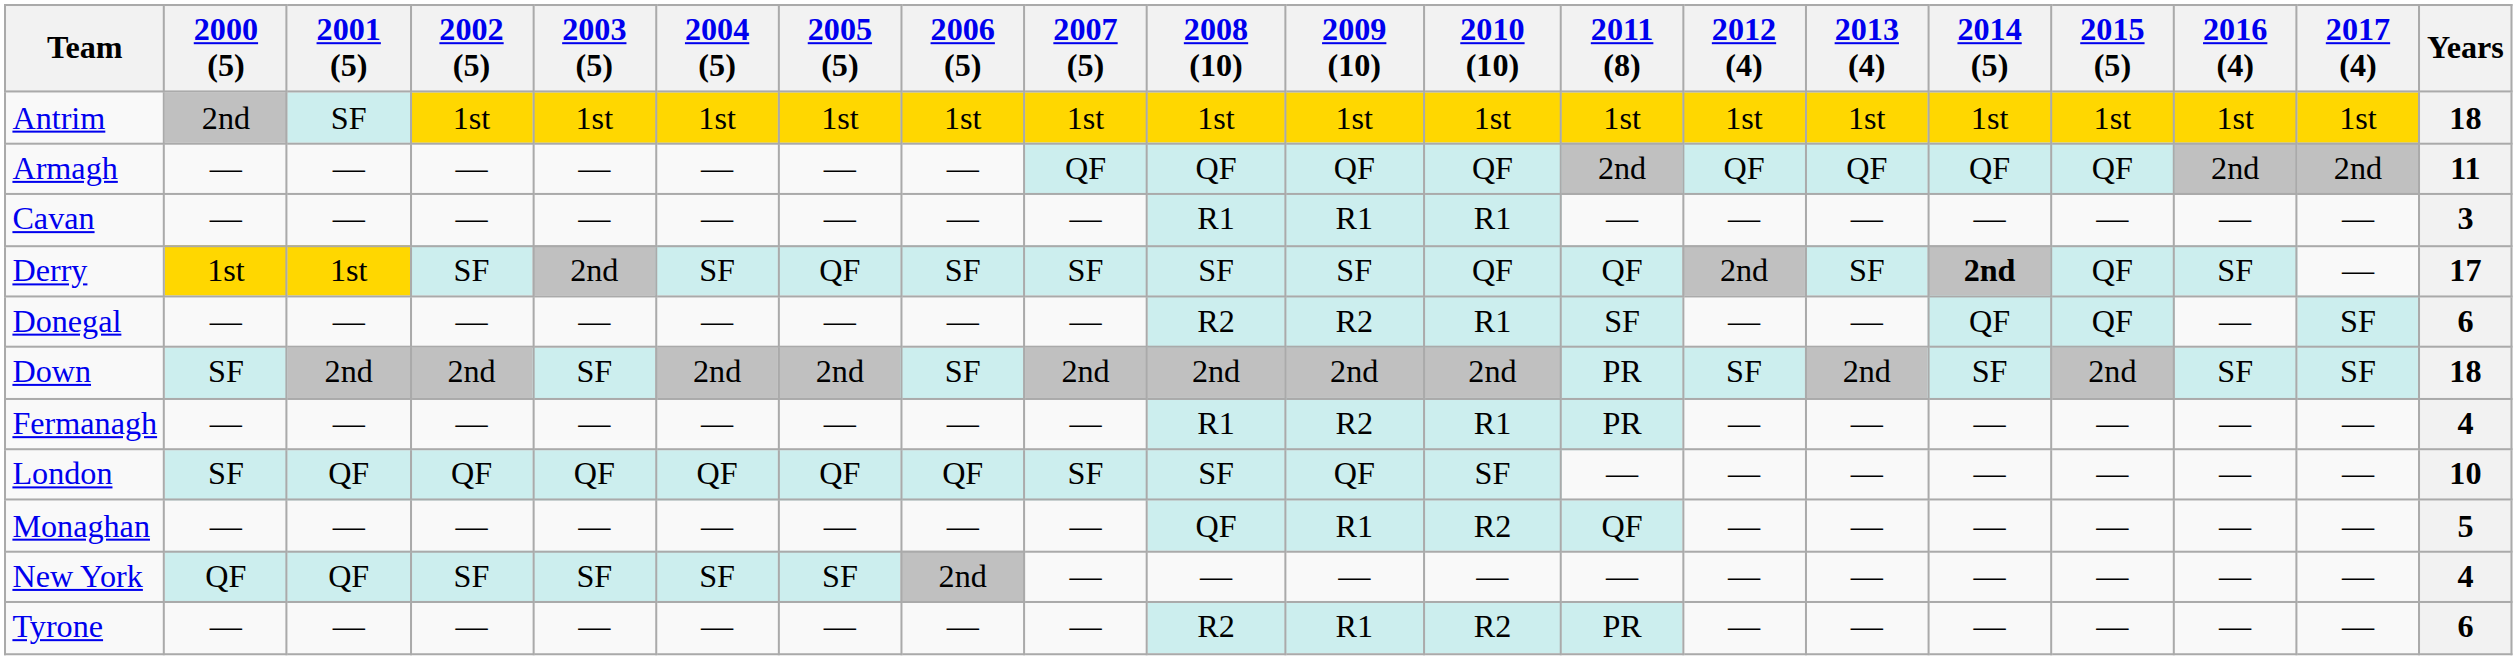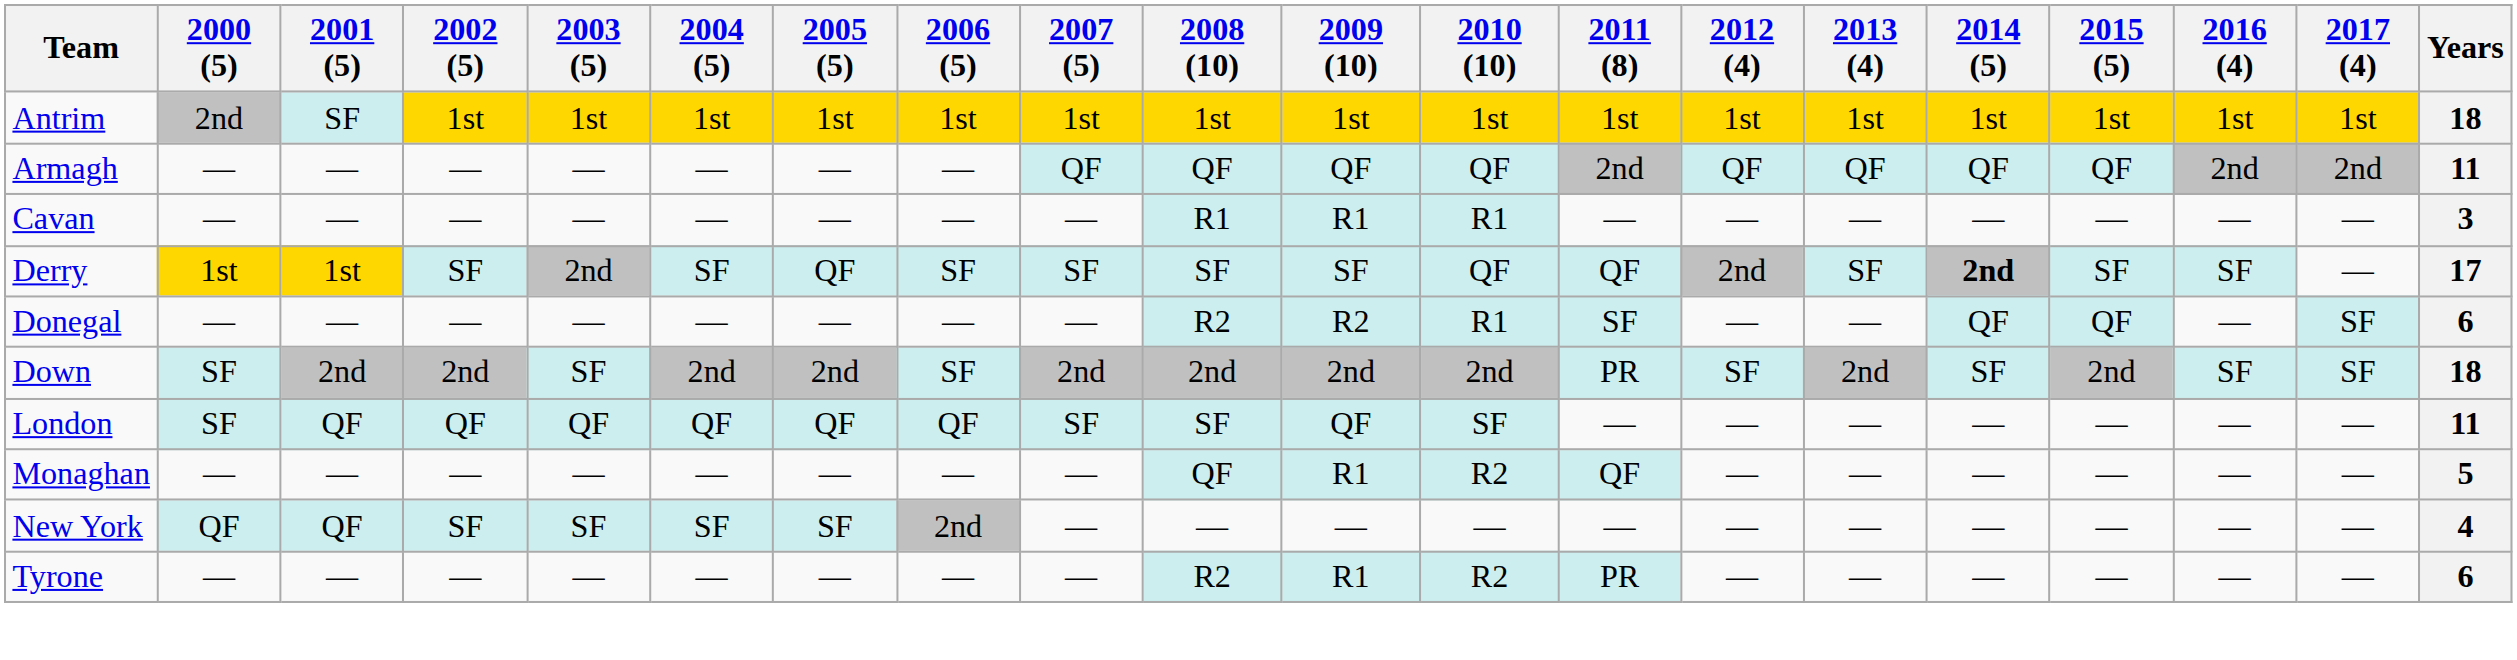(2112, 270) QF -> (2111, 270) SF
- row: (85, 423)
(2465, 474) 10 -> (2465, 423) 11
